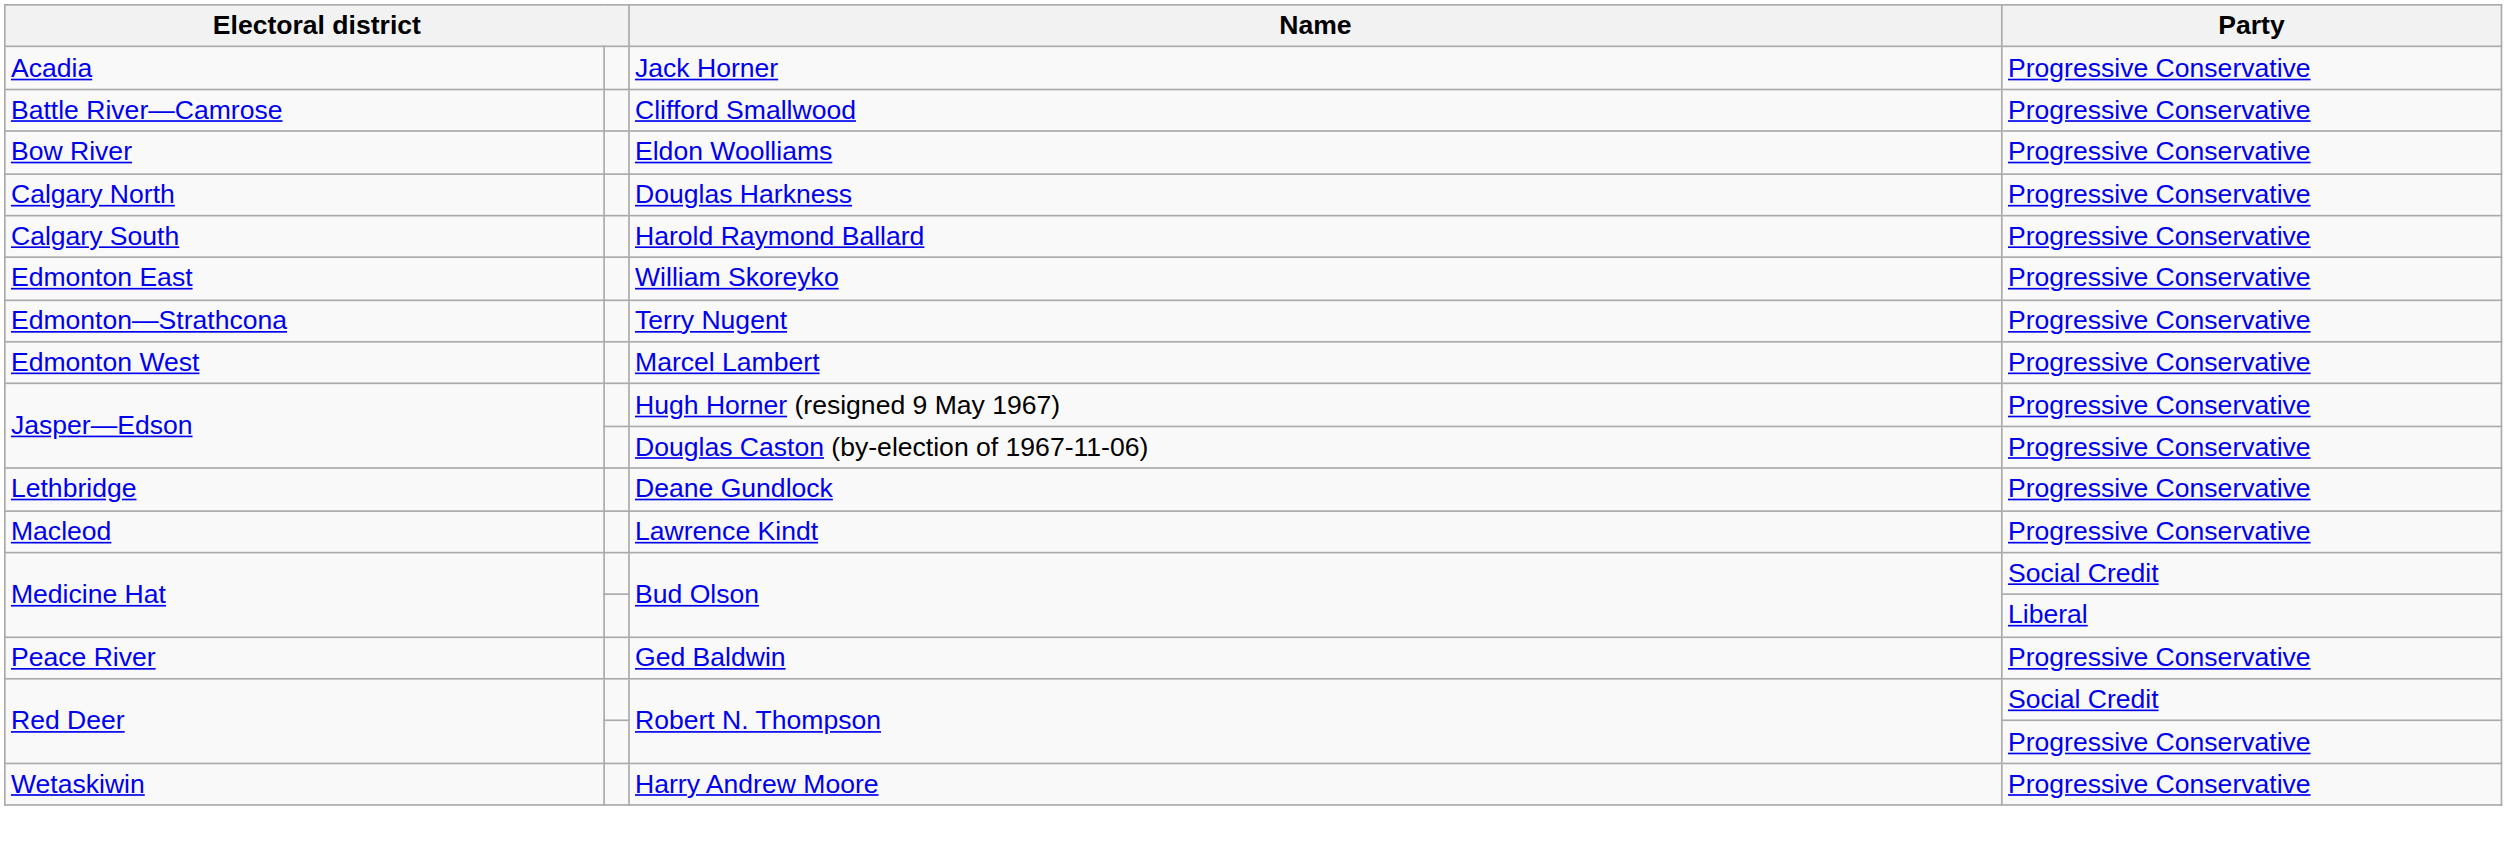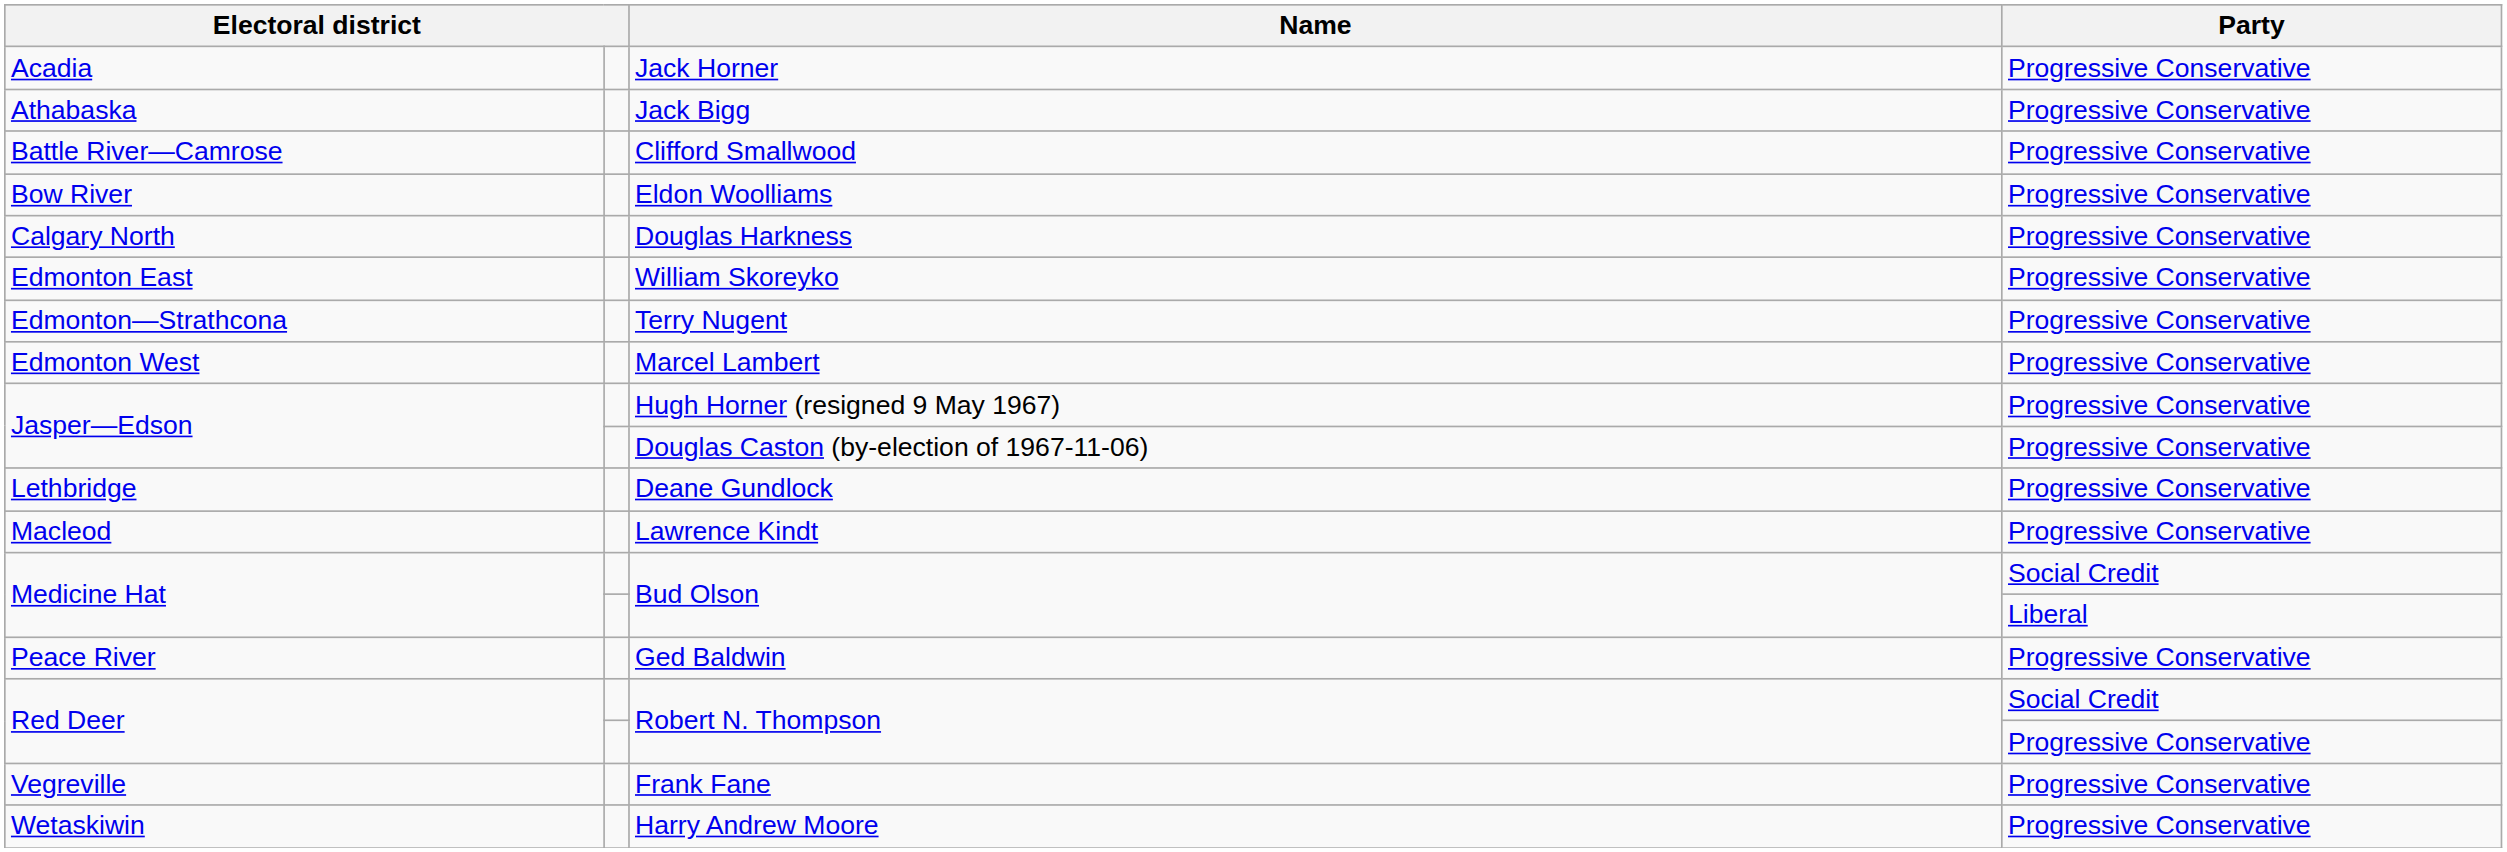+ row: (693, 109)
- row: (780, 236)
+ row: (703, 783)
